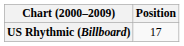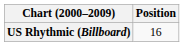(156, 32) 17 -> (156, 32) 16
